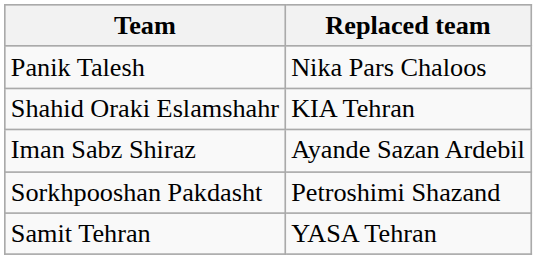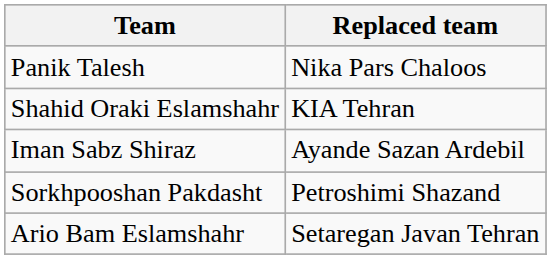- row: (81, 233)
+ row: (127, 233)
